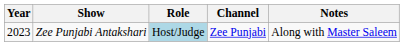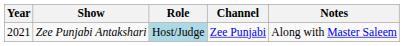(19, 32) 2023 -> (19, 32) 2021
